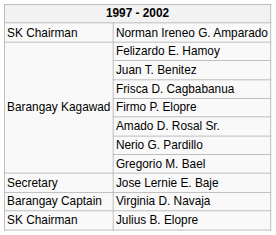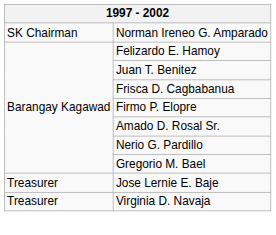(32, 182) Secretary -> (33, 182) Treasurer
(54, 201) Barangay Captain -> (33, 201) Treasurer
- row: (157, 220)
